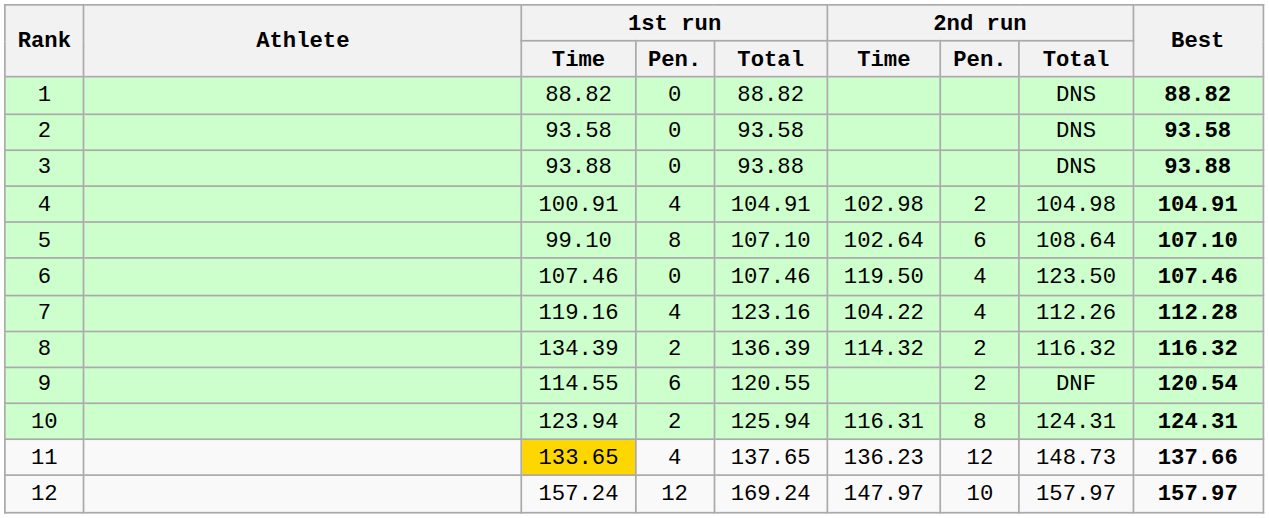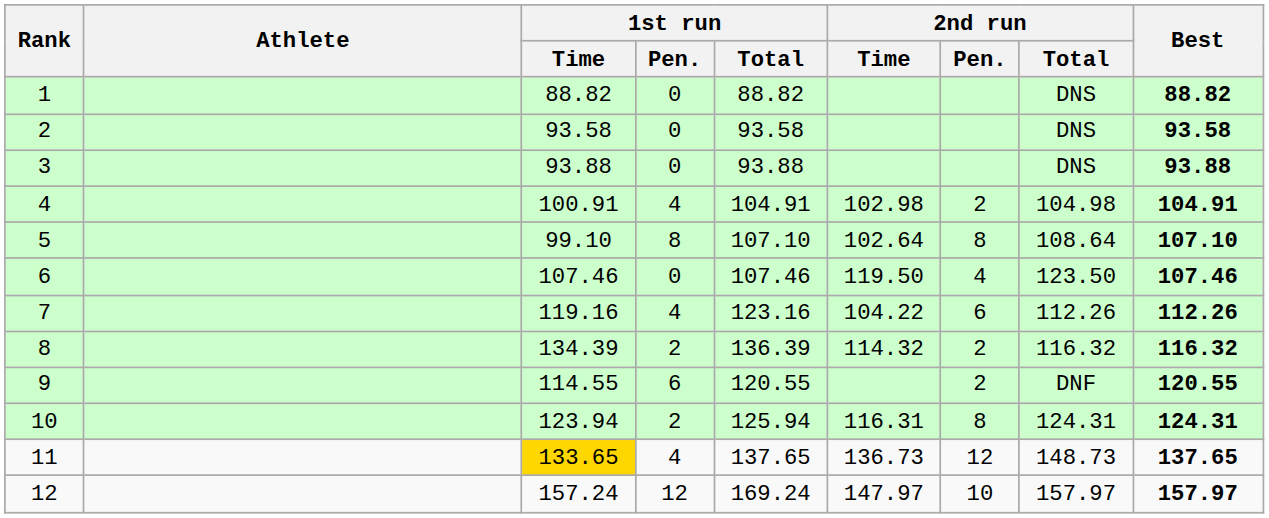(980, 240) 6 -> (980, 240) 8
(980, 313) 4 -> (980, 313) 6
(1198, 313) 112.28 -> (1198, 313) 112.26
(1198, 385) 120.54 -> (1198, 385) 120.55
(884, 458) 136.23 -> (884, 458) 136.73
(1198, 458) 137.66 -> (1198, 458) 137.65
